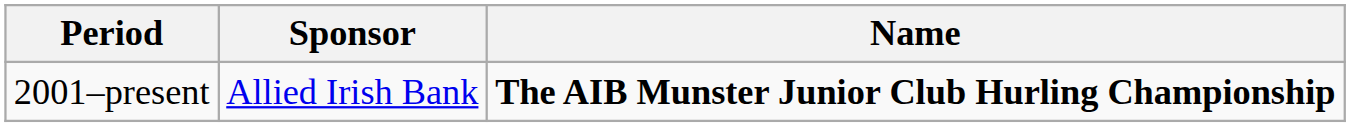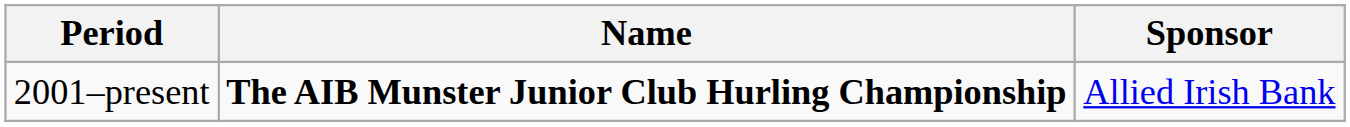columns swapped: (352, 33) <-> (915, 33)
